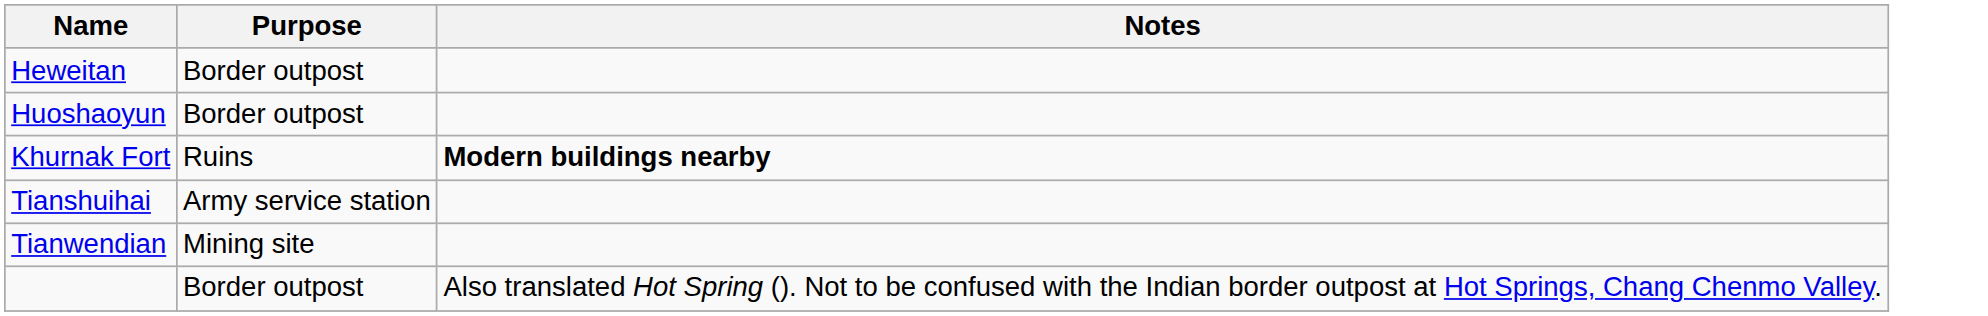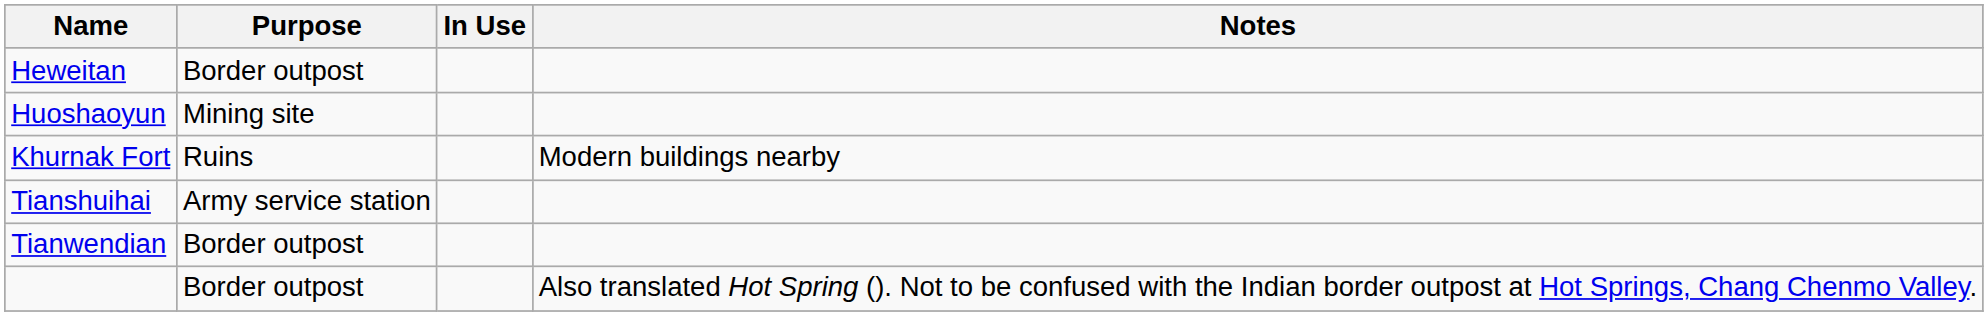+ column: (485, 26)
(273, 113) Border outpost -> (249, 113) Mining site
(607, 157) bold -> (689, 157) normal
(249, 244) Mining site -> (273, 244) Border outpost
